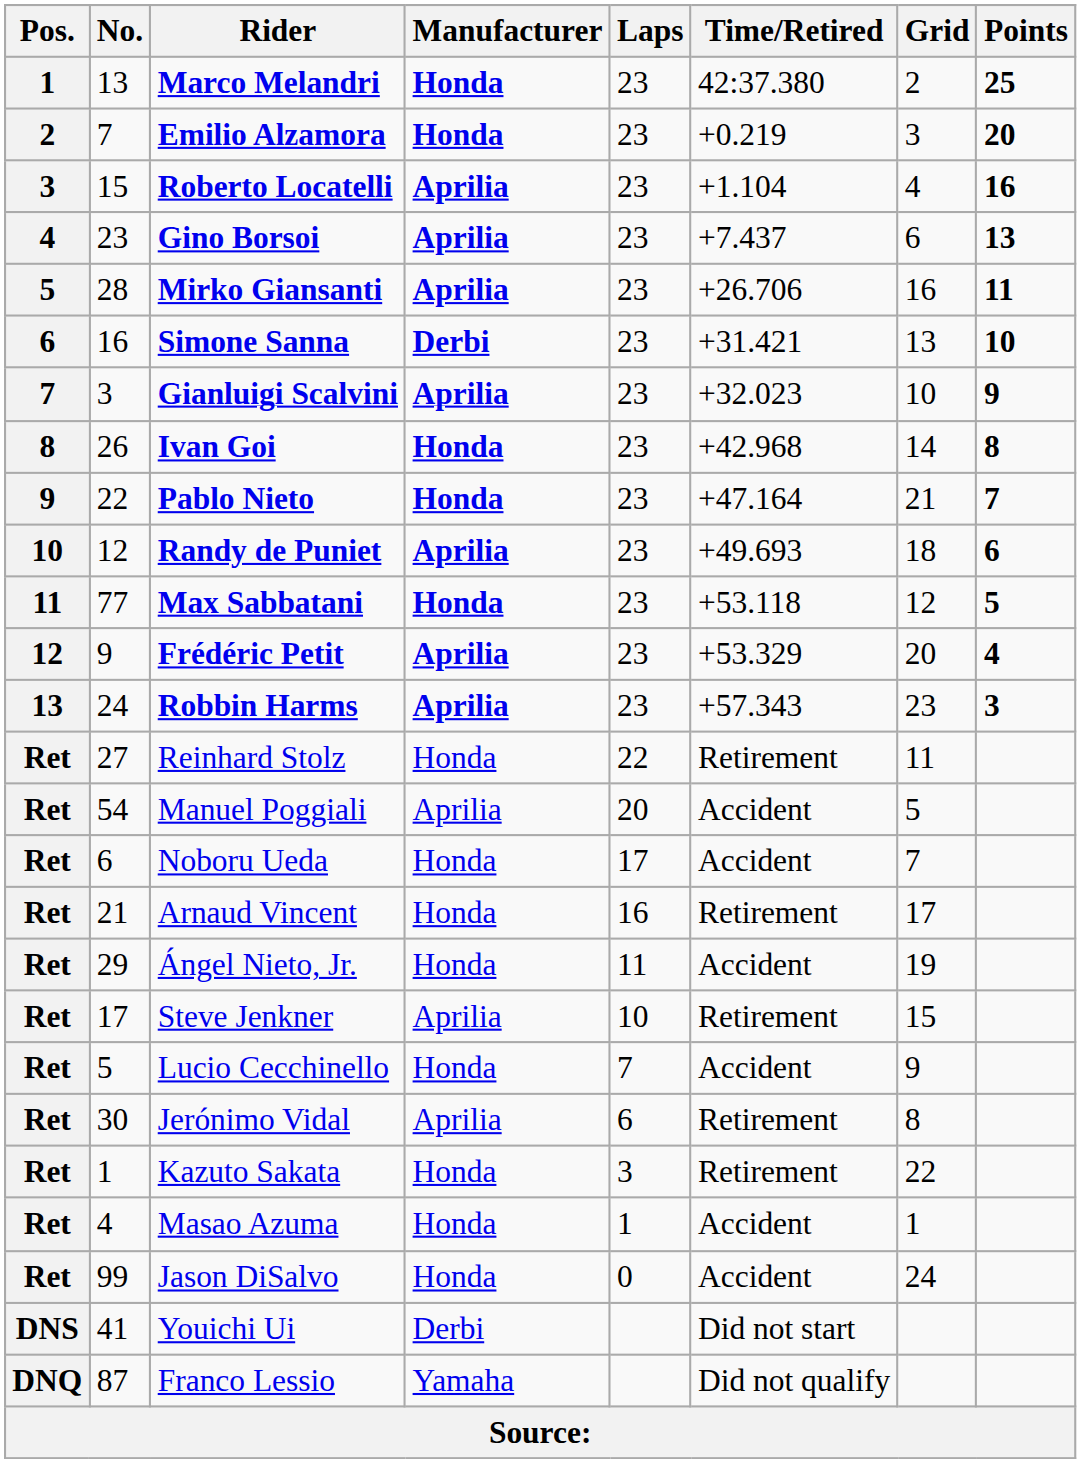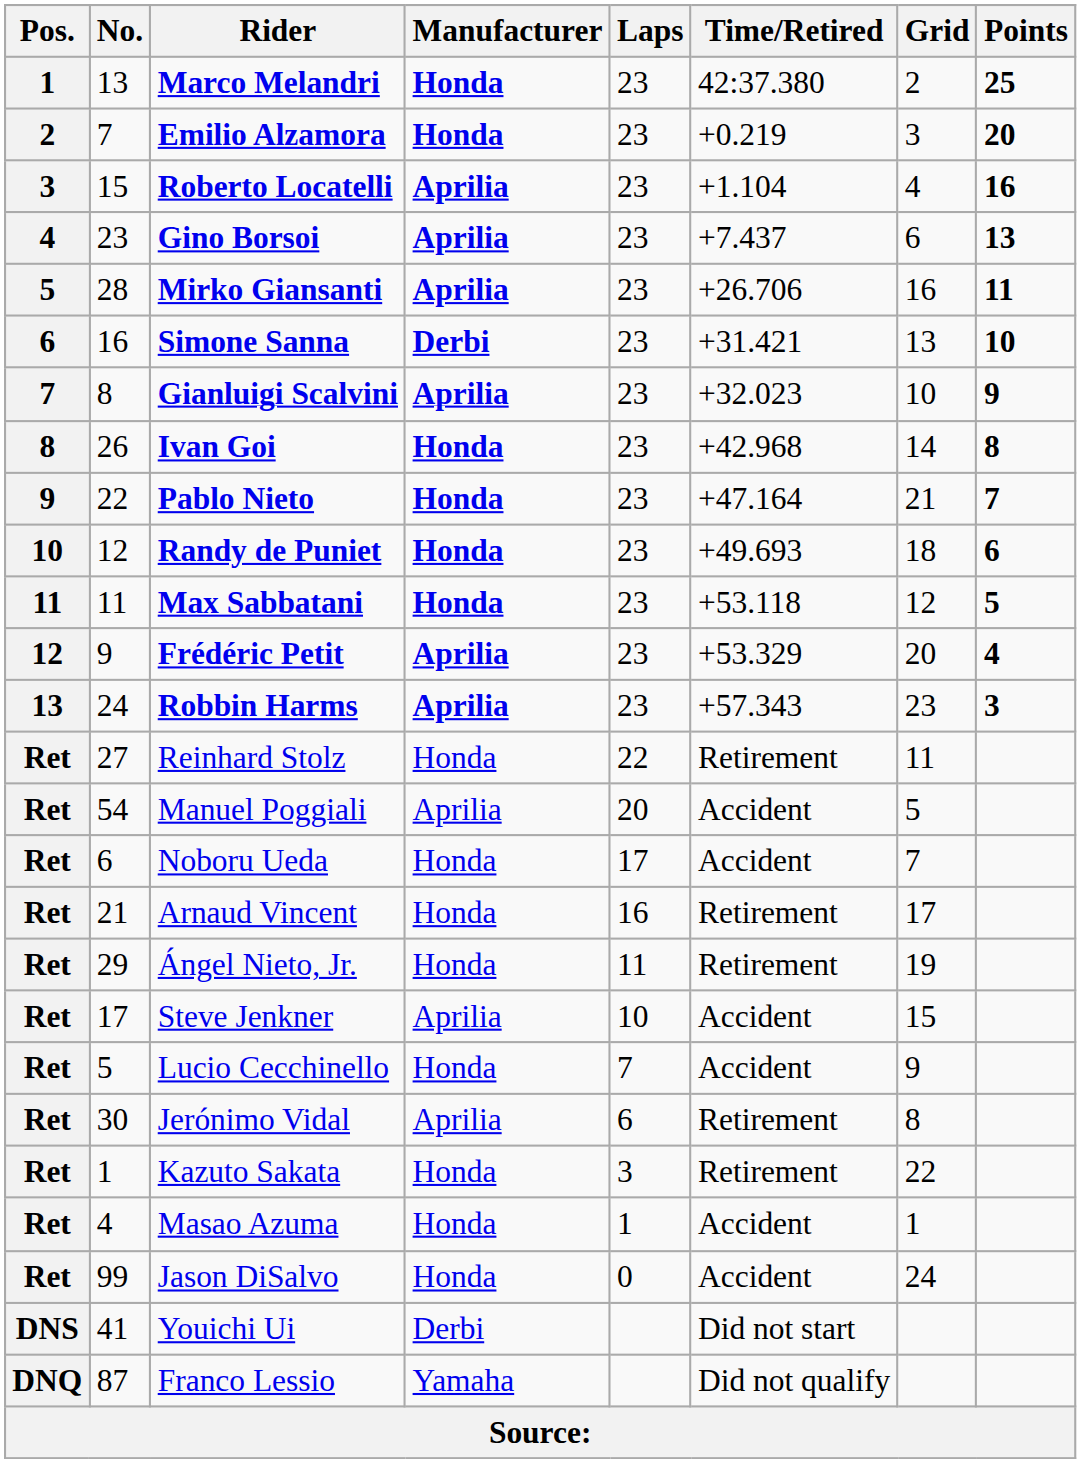(105, 393) 3 -> (105, 393) 8
(461, 549) Aprilia -> (458, 549) Honda
(113, 601) 77 -> (112, 601) 11
(755, 964) Accident -> (768, 964) Retirement
(768, 1016) Retirement -> (755, 1016) Accident
